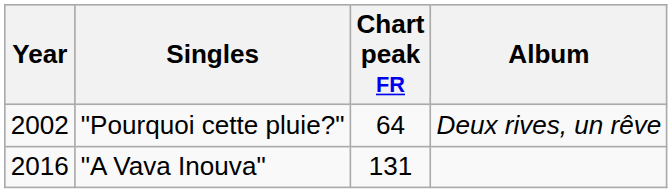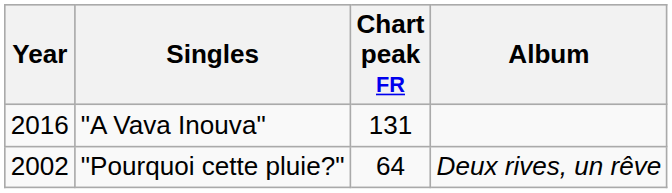rows swapped: (213, 125) <-> (173, 166)
